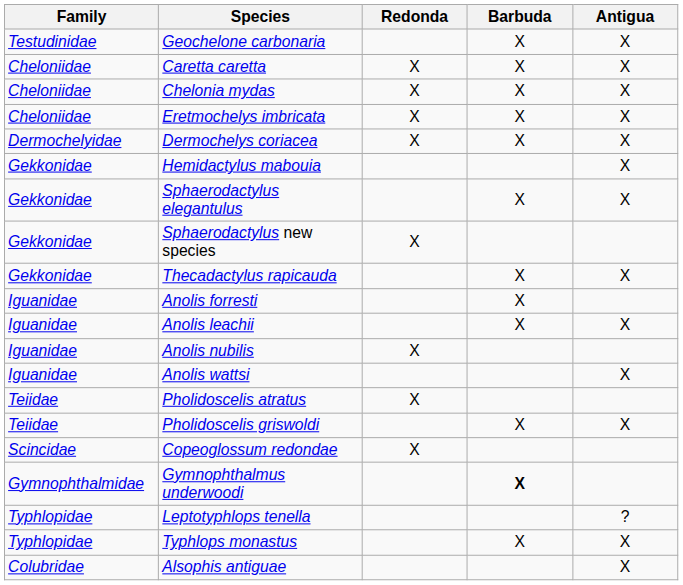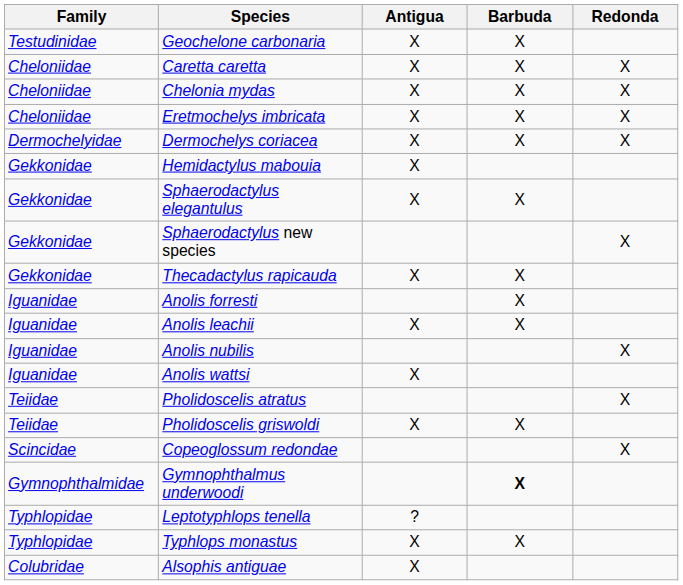columns swapped: (625, 16) <-> (415, 16)
